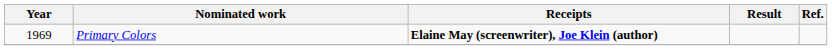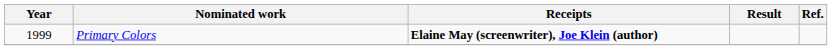(39, 34) 1969 -> (39, 34) 1999
